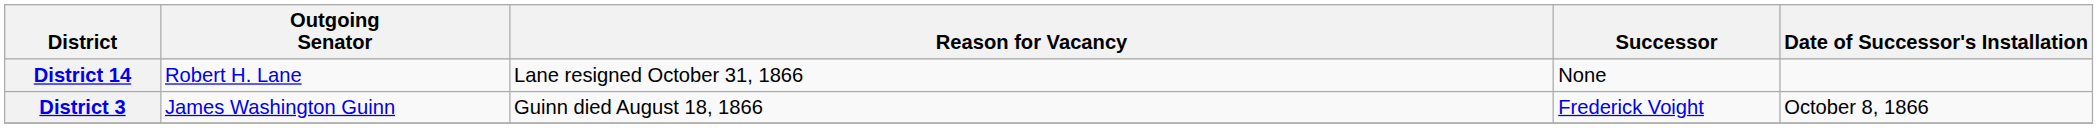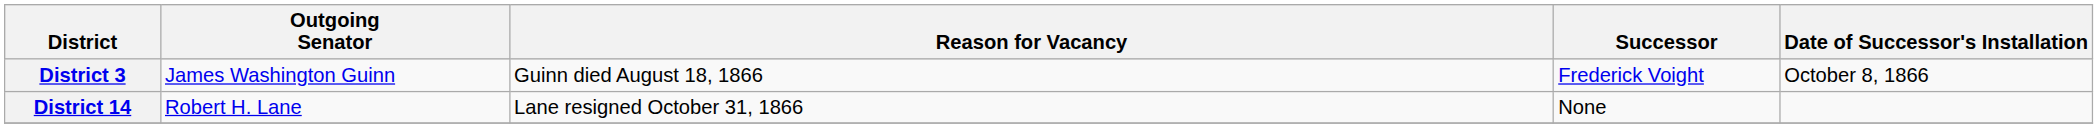rows swapped: (82, 107) <-> (82, 75)
